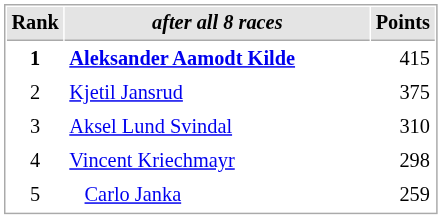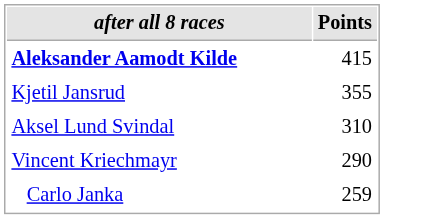- column: (35, 22)
(415, 92) 375 -> (357, 92) 355
(415, 160) 298 -> (357, 160) 290
